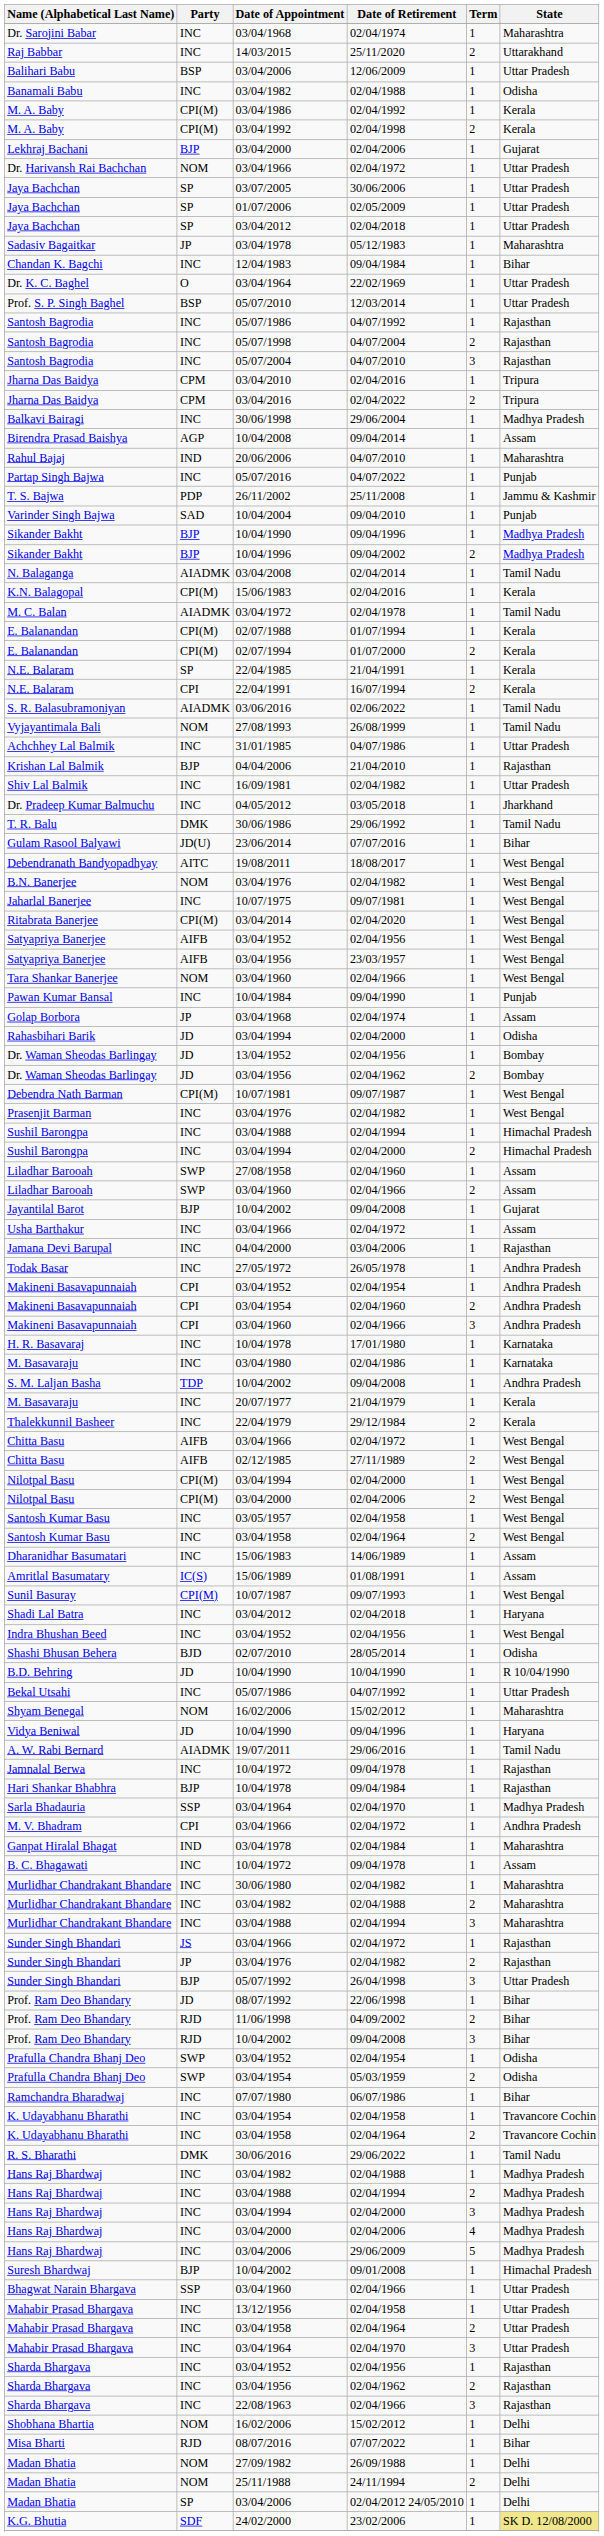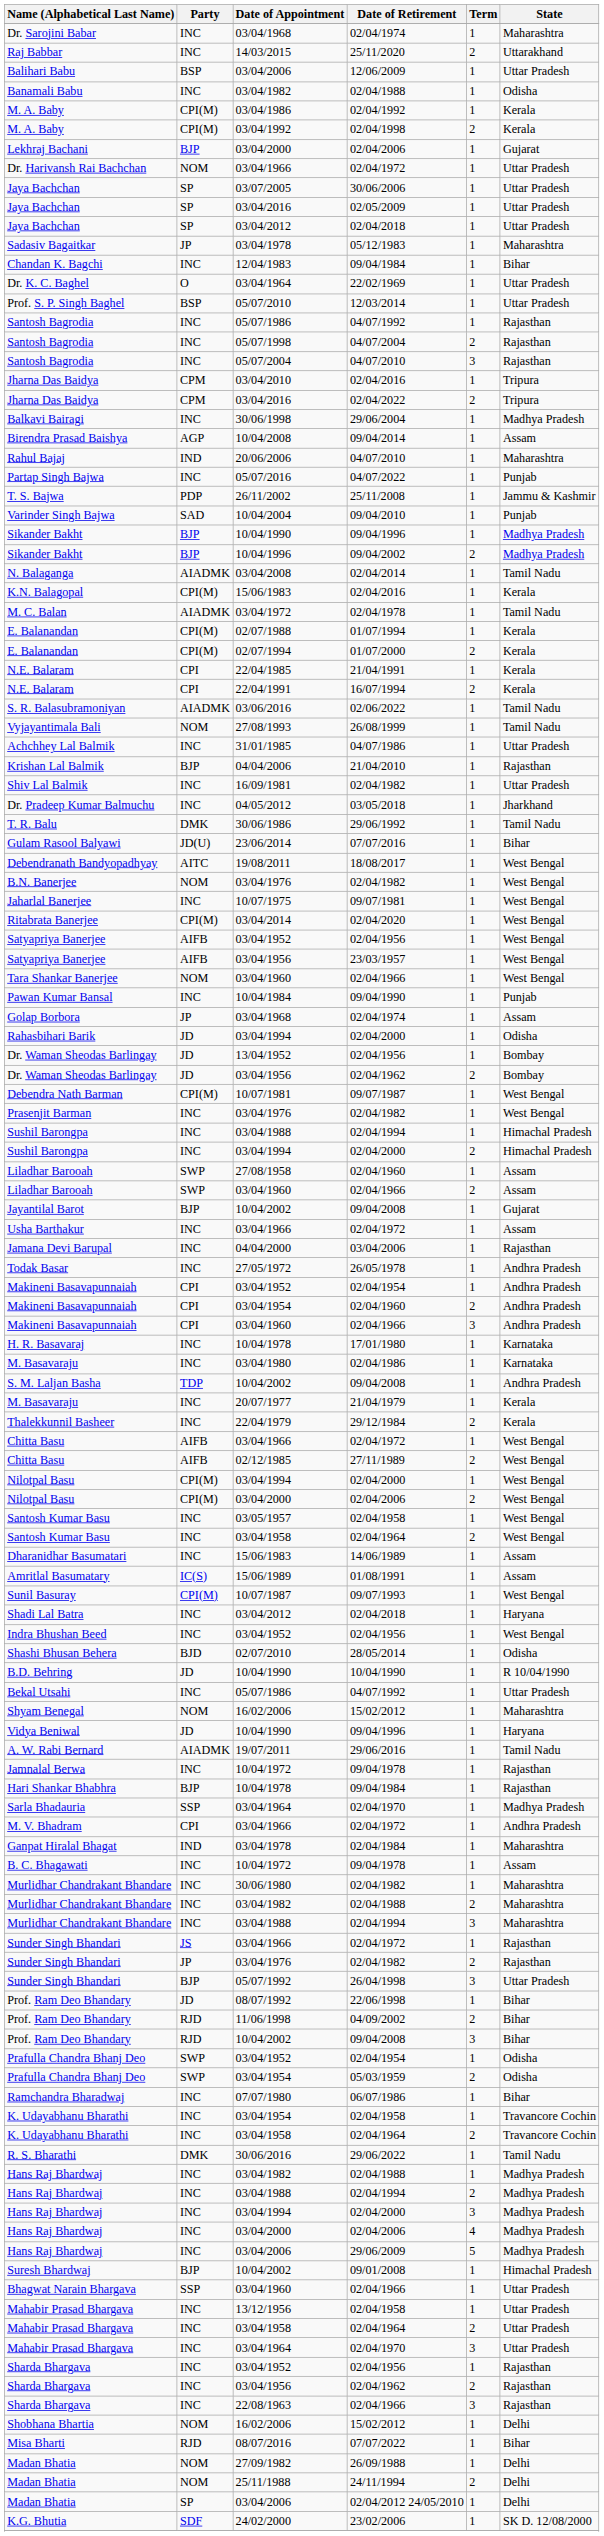(263, 206) 01/07/2006 -> (263, 206) 03/04/2016
(187, 669) SP -> (189, 669) CPI
(547, 2521) khaki background -> (547, 2521) no background
